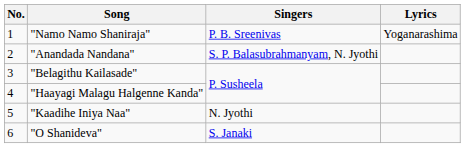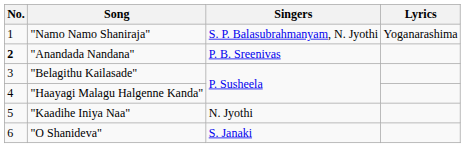(245, 34) P. B. Sreenivas -> (293, 34) S. P. Balasubrahmanyam, N. Jyothi
(10, 54) normal -> (10, 54) bold
(293, 54) S. P. Balasubrahmanyam, N. Jyothi -> (245, 54) P. B. Sreenivas
